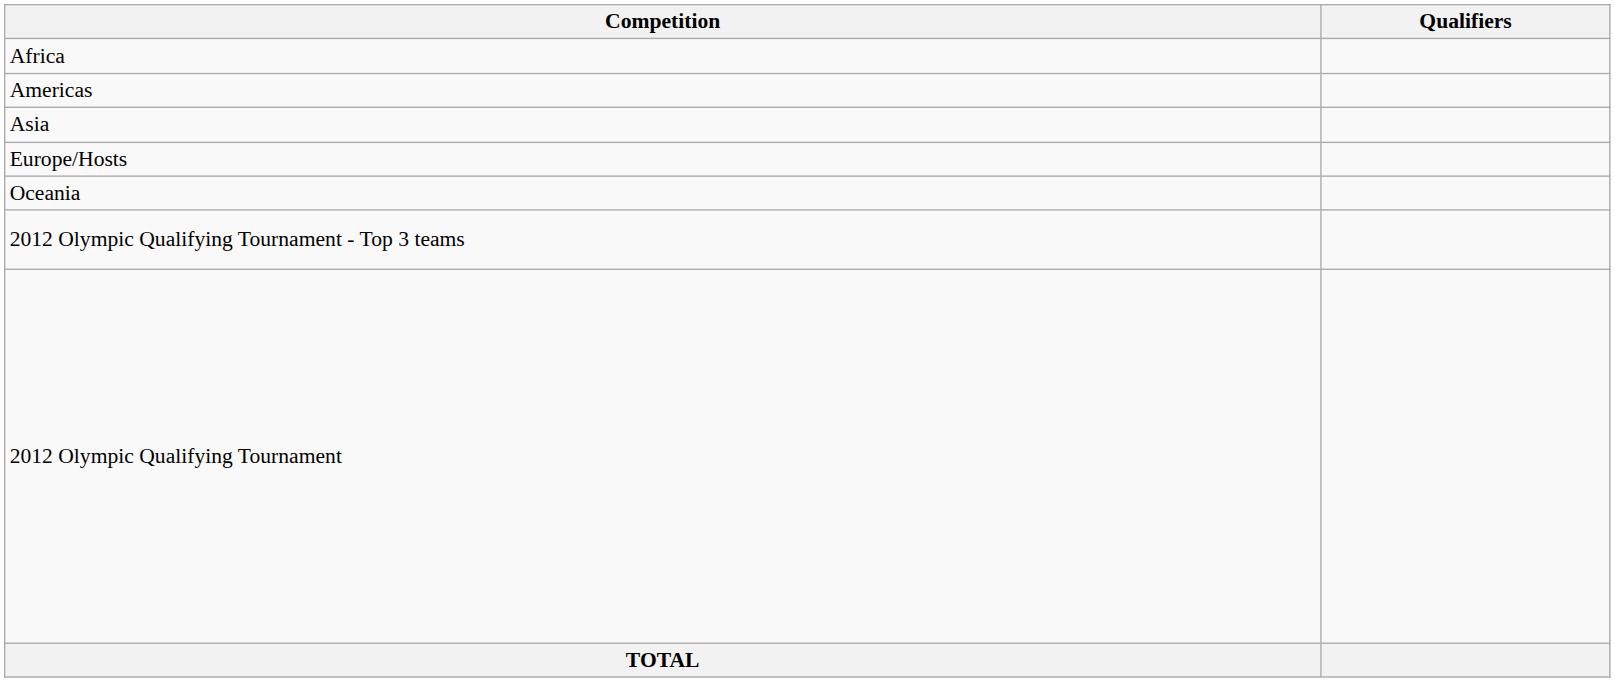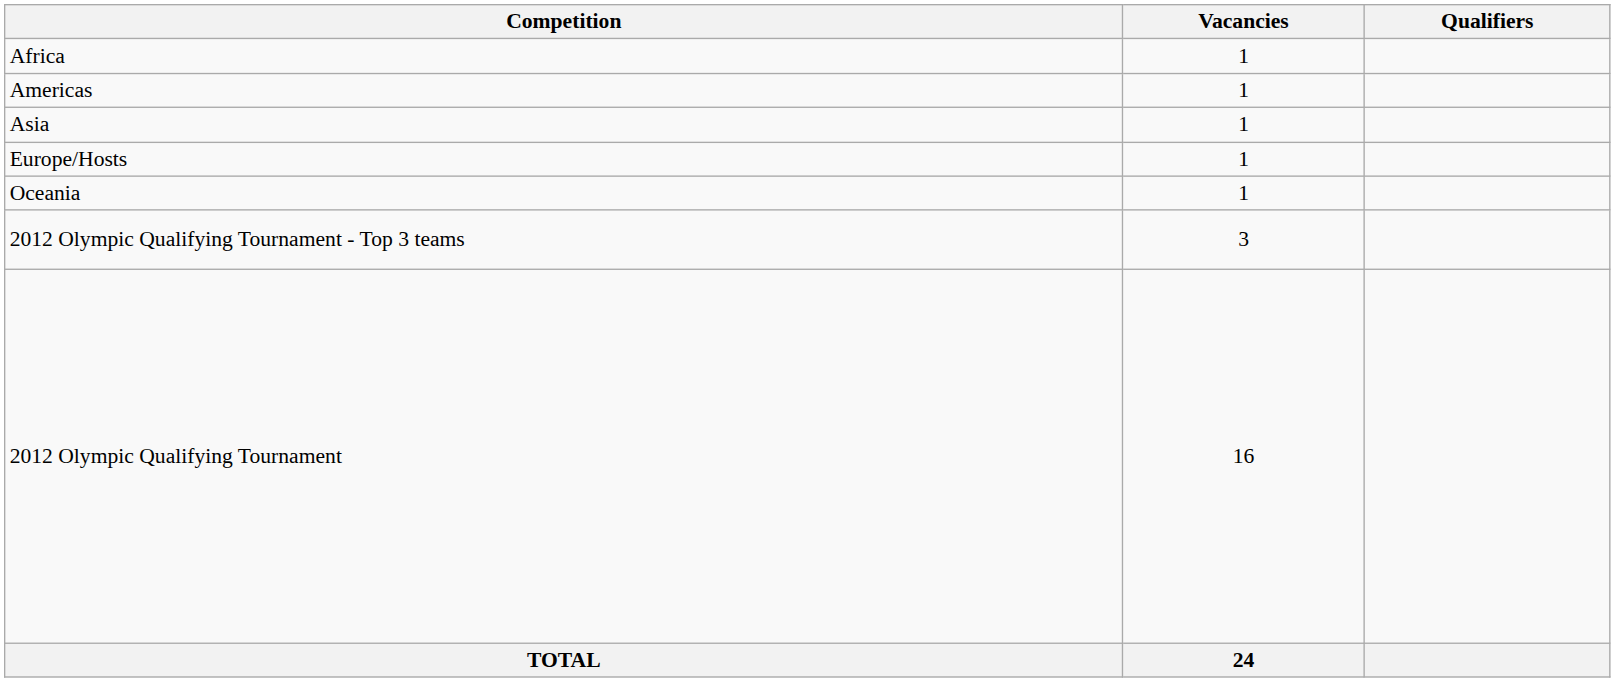+ column: (1244, 21)
